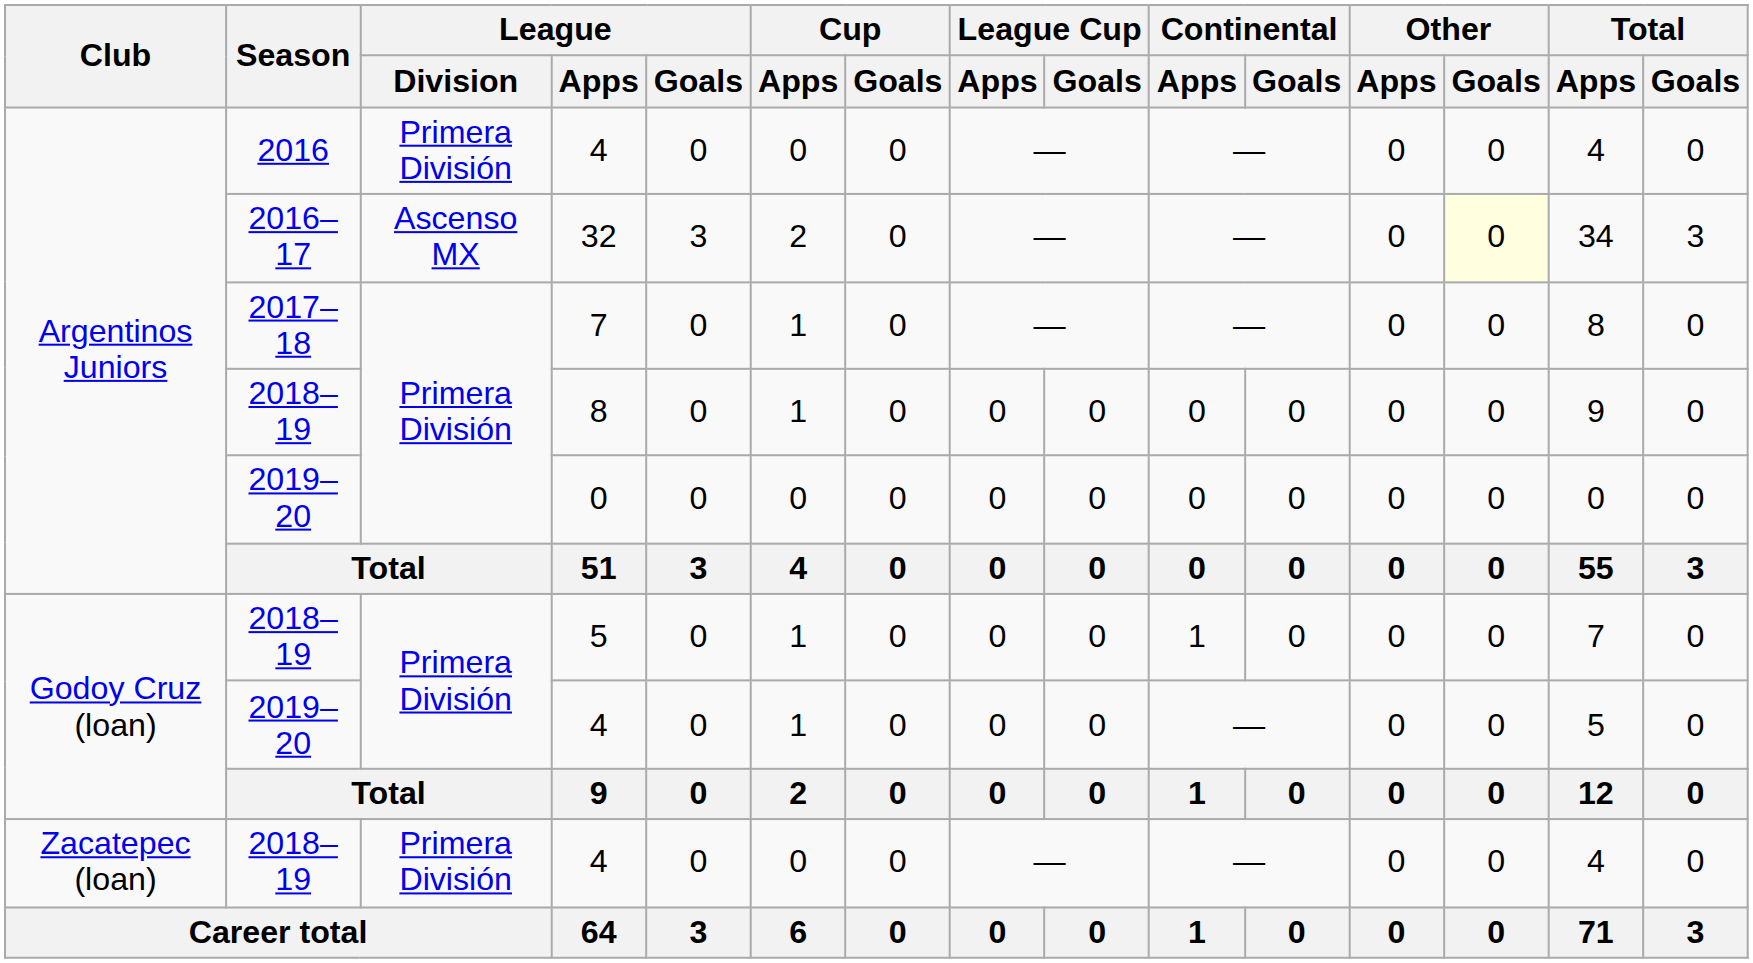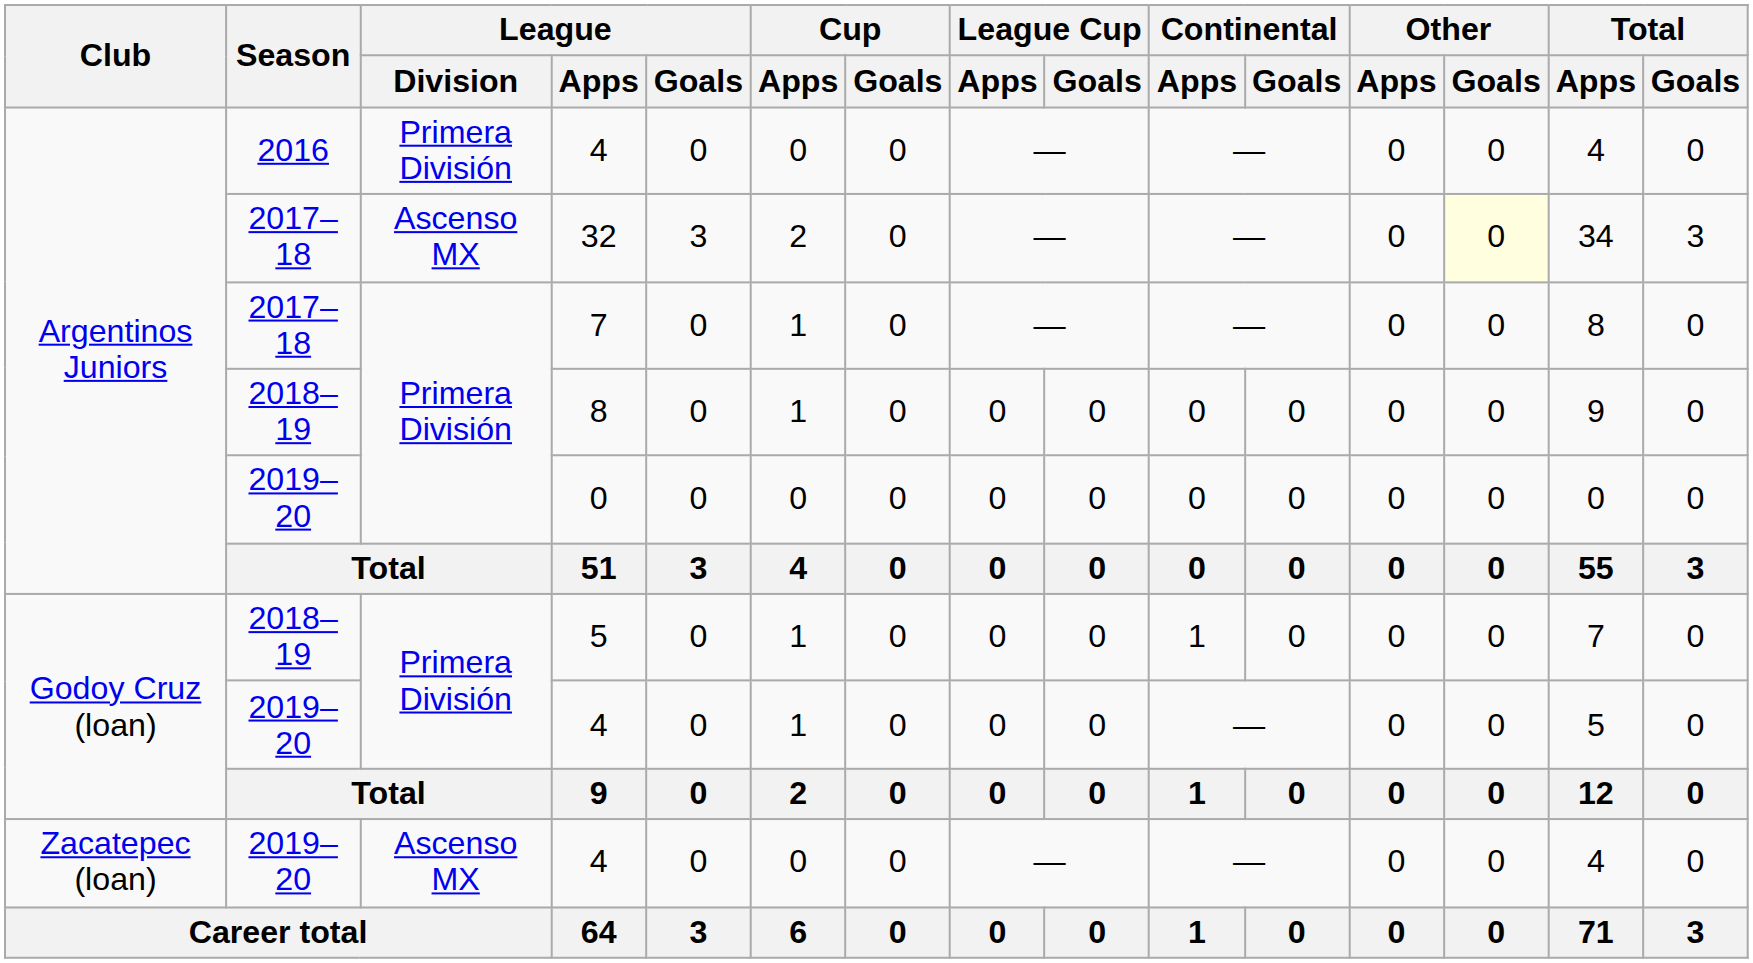(293, 237) 2016–17 -> (293, 237) 2017–18
(293, 862) 2018–19 -> (293, 862) 2019–20
(456, 862) Primera División -> (456, 862) Ascenso MX
